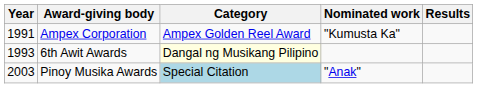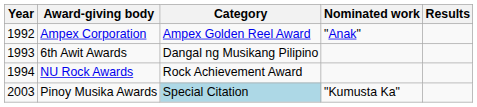(21, 33) 1991 -> (21, 33) 1992
(362, 33) "Kumusta Ka" -> (342, 33) "Anak"
(241, 53) lightyellow background -> (241, 53) no background
+ row: (87, 72)
(342, 72) "Anak" -> (362, 92) "Kumusta Ka"
